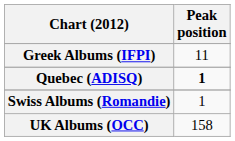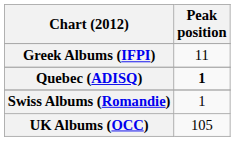(202, 124) 158 -> (202, 124) 105
